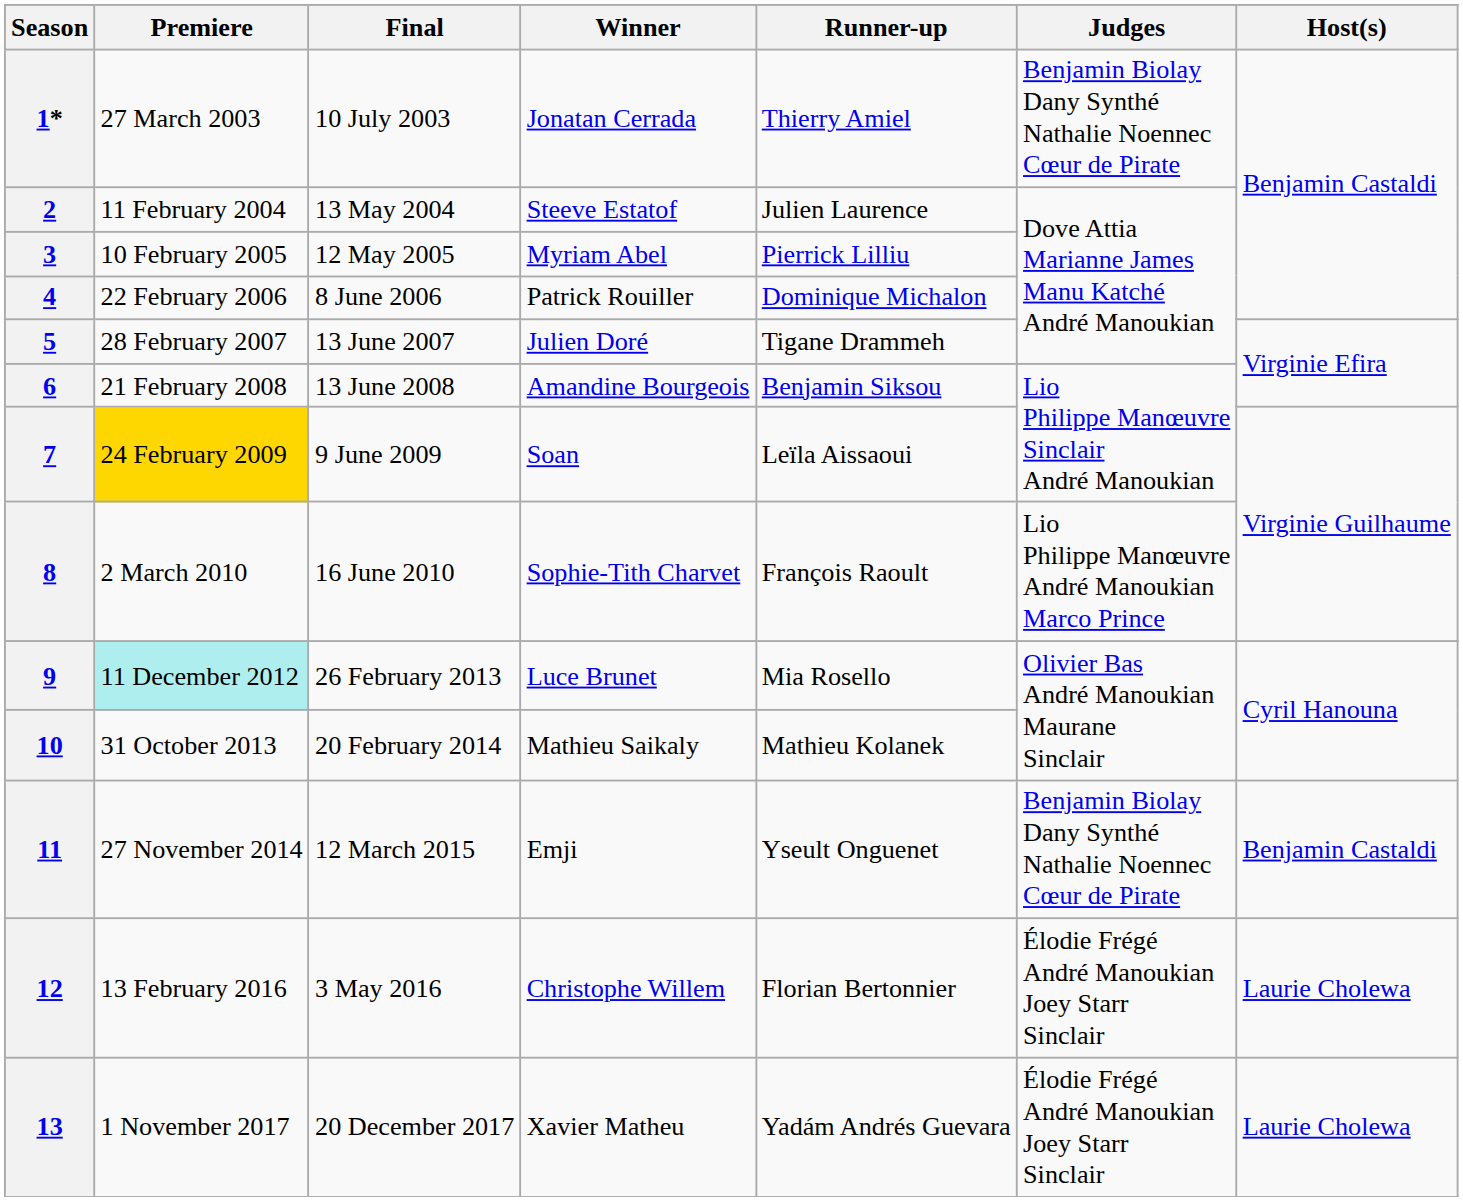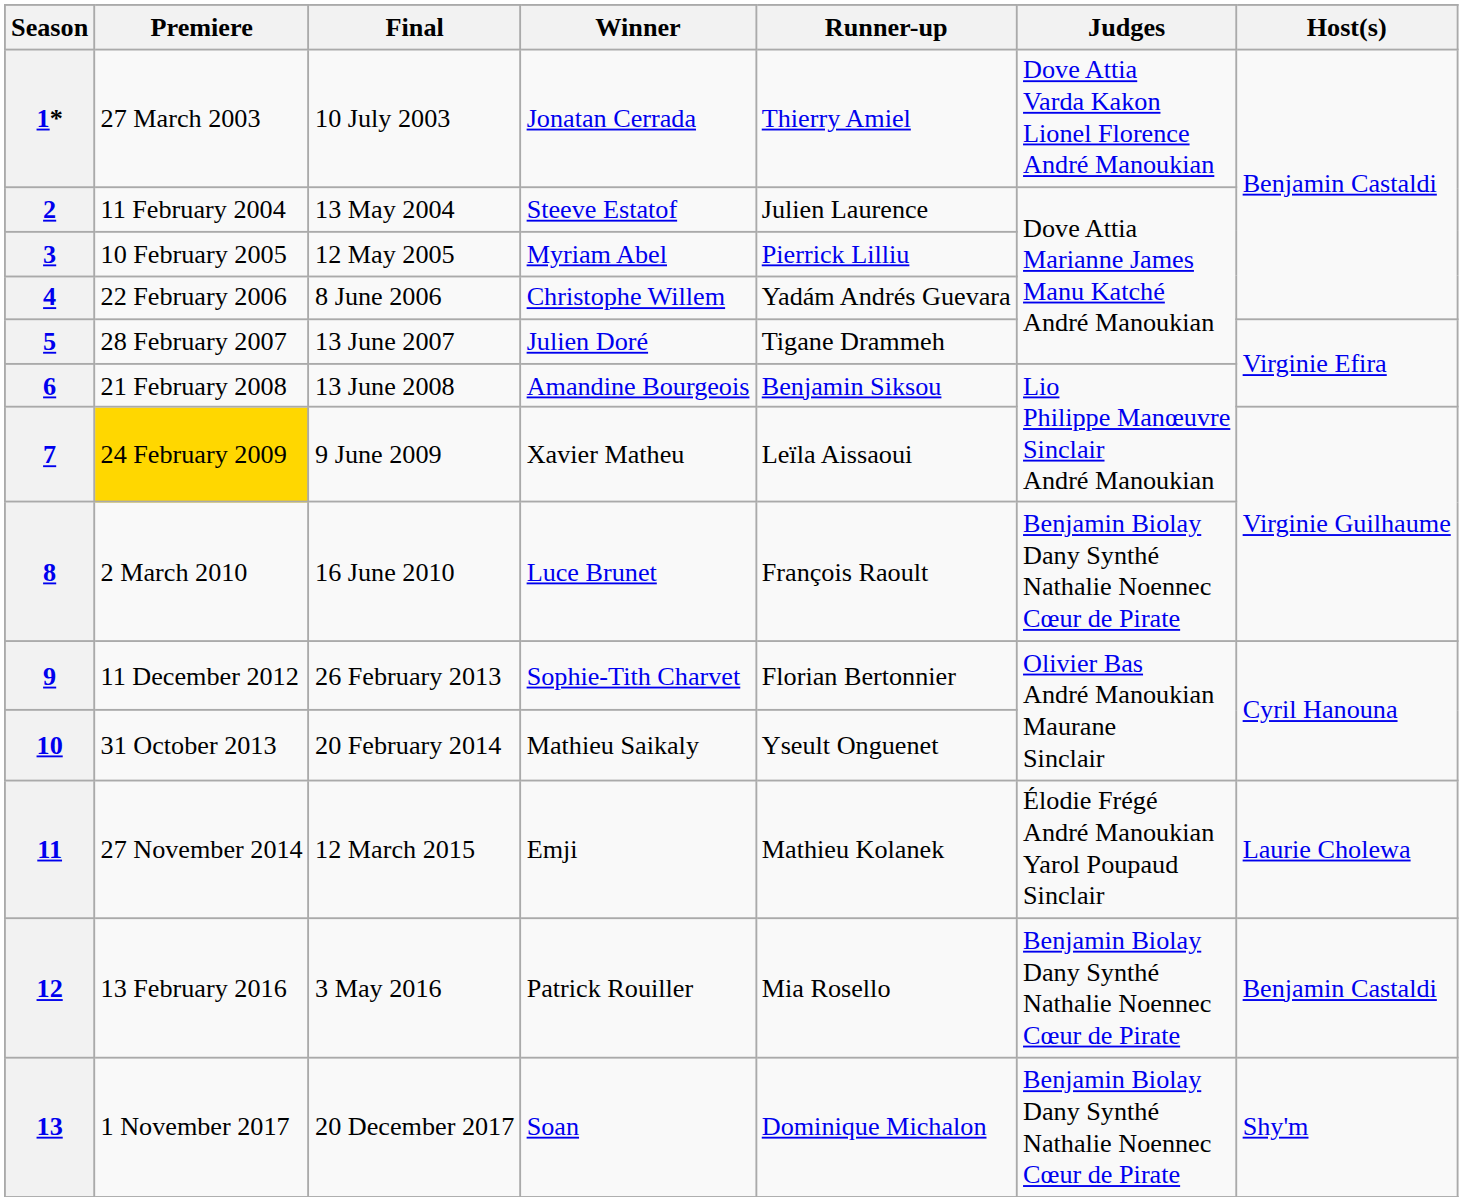(1117, 117) Benjamin Biolay Dany Synthé Nathalie Noennec Cœur de Pirate -> (1119, 117) Dove Attia Varda Kakon Lionel Florence André Manoukian
(610, 297) Patrick Rouiller -> (626, 297) Christophe Willem
(874, 297) Dominique Michalon -> (886, 297) Yadám Andrés Guevara
(553, 454) Soan -> (606, 454) Xavier Matheu
(633, 571) Sophie-Tith Charvet -> (592, 571) Luce Brunet
(1127, 571) Lio Philippe Manœuvre André Manoukian Marco Prince -> (1117, 571) Benjamin Biolay Dany Synthé Nathalie Noennec Cœur de Pirate
(200, 675) paleturquoise background -> (200, 675) no background
(592, 675) Luce Brunet -> (633, 675) Sophie-Tith Charvet
(826, 675) Mia Rosello -> (859, 675) Florian Bertonnier
(853, 744) Mathieu Kolanek -> (850, 744) Yseult Onguenet
(850, 848) Yseult Onguenet -> (853, 848) Mathieu Kolanek
(1117, 848) Benjamin Biolay Dany Synthé Nathalie Noennec Cœur de Pirate -> (1119, 848) Élodie Frégé André Manoukian Yarol Poupaud Sinclair
(1340, 848) Benjamin Castaldi -> (1327, 848) Laurie Cholewa
(626, 987) Christophe Willem -> (610, 987) Patrick Rouiller
(859, 987) Florian Bertonnier -> (826, 987) Mia Rosello
(1119, 987) Élodie Frégé André Manoukian Joey Starr Sinclair -> (1117, 987) Benjamin Biolay Dany Synthé Nathalie Noennec Cœur de Pirate
(1327, 987) Laurie Cholewa -> (1340, 987) Benjamin Castaldi
(606, 1126) Xavier Matheu -> (553, 1126) Soan
(886, 1126) Yadám Andrés Guevara -> (874, 1126) Dominique Michalon
(1119, 1126) Élodie Frégé André Manoukian Joey Starr Sinclair -> (1117, 1126) Benjamin Biolay Dany Synthé Nathalie Noennec Cœur de Pirate
(1327, 1126) Laurie Cholewa -> (1276, 1126) Shy'm
